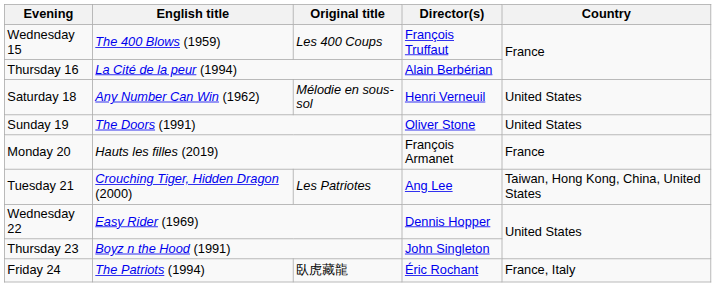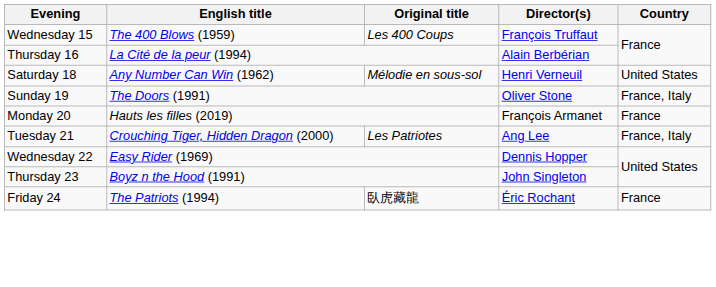(543, 124) United States -> (656, 95) France, Italy
(603, 186) Taiwan, Hong Kong, China, United States -> (656, 136) France, Italy
(540, 270) France, Italy -> (641, 198) France
